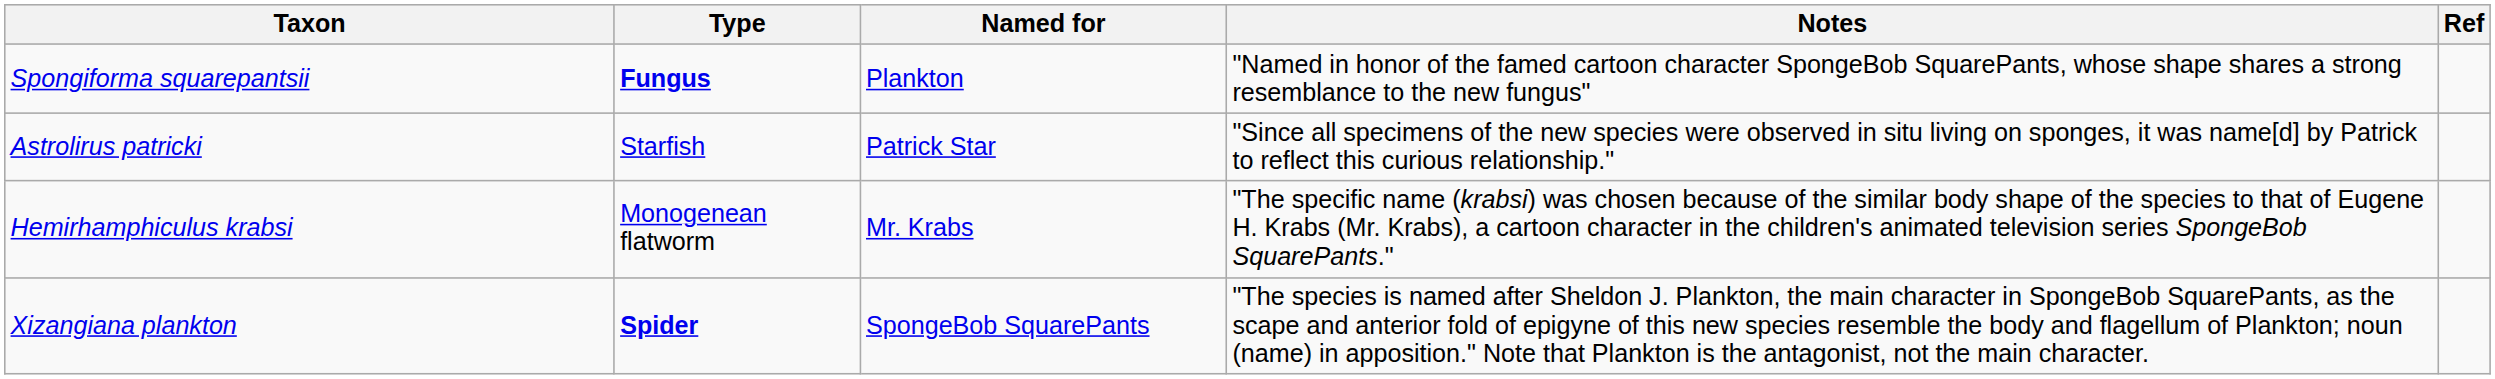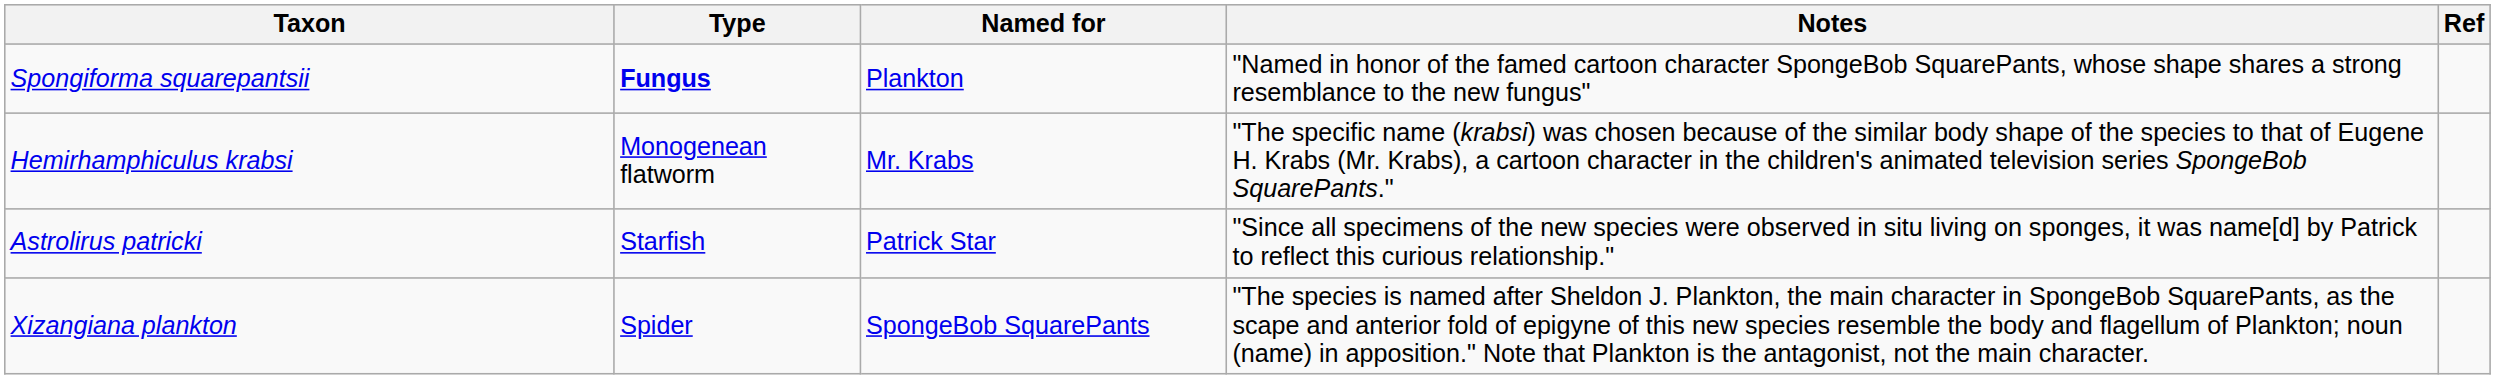rows swapped: (152, 228) <-> (106, 146)
(659, 325) bold -> (656, 325) normal
